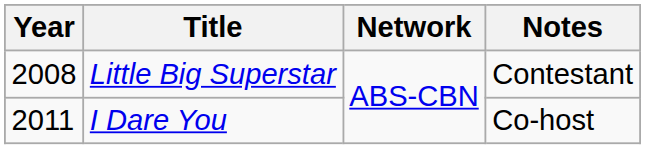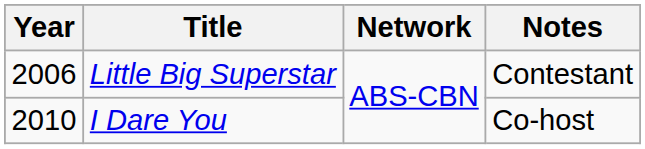(44, 73) 2008 -> (44, 73) 2006
(43, 119) 2011 -> (44, 119) 2010
